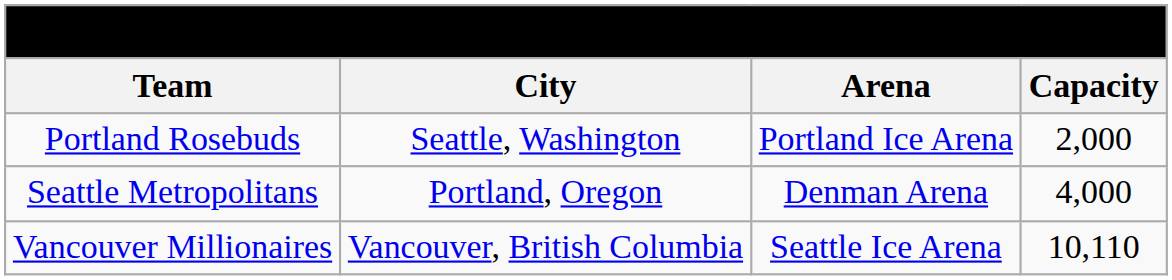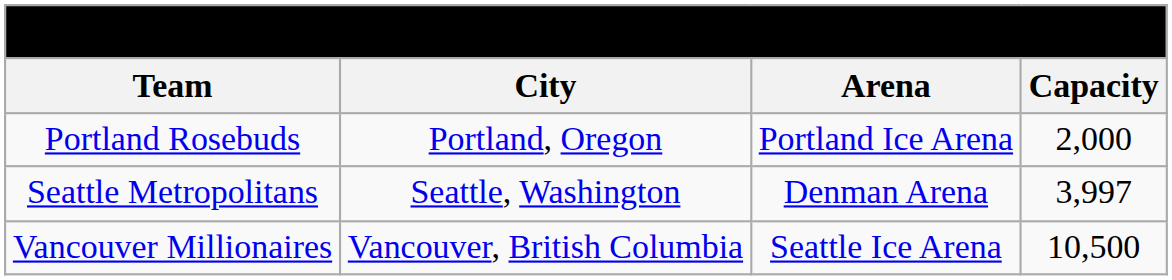(545, 138) Seattle, Washington -> (545, 138) Portland, Oregon
(545, 192) Portland, Oregon -> (545, 192) Seattle, Washington
(1094, 192) 4,000 -> (1094, 192) 3,997
(1094, 246) 10,110 -> (1094, 246) 10,500
